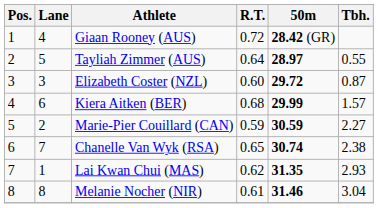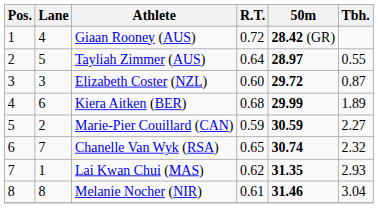(354, 103) 1.57 -> (354, 103) 1.89
(354, 147) 2.38 -> (354, 147) 2.32
